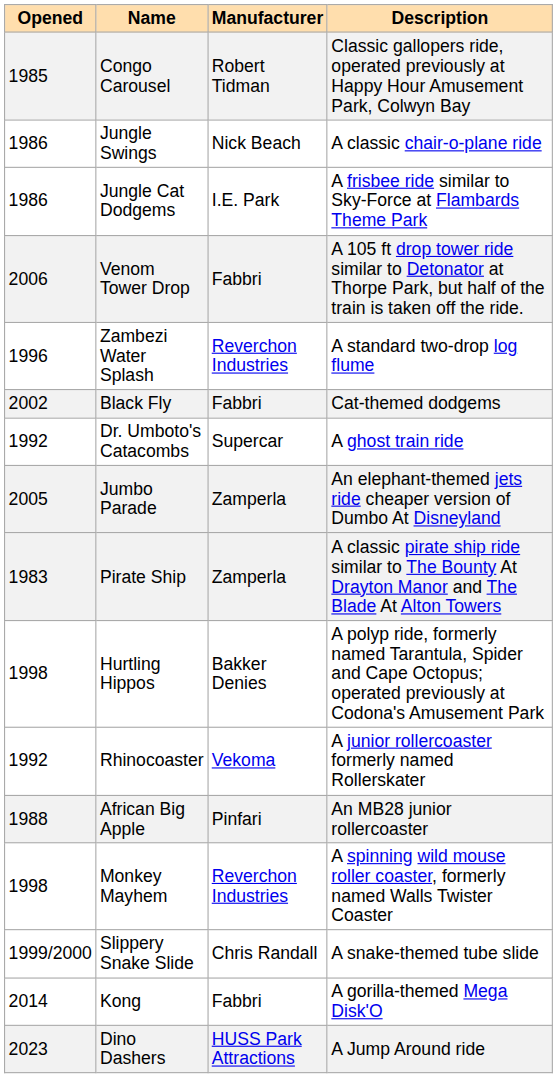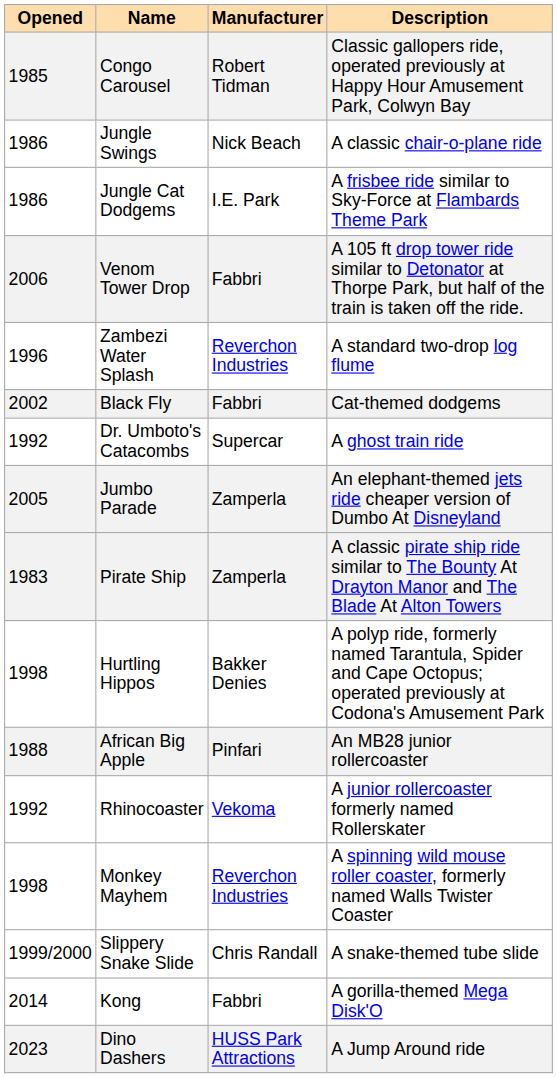rows swapped: (152, 761) <-> (142, 818)
